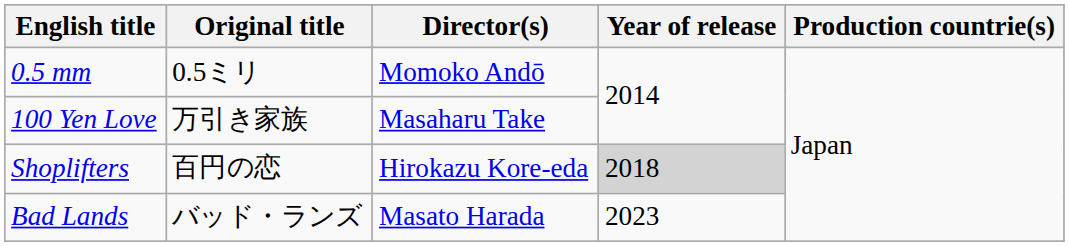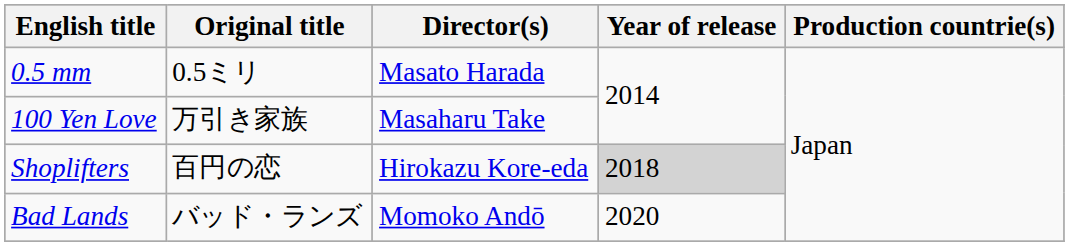(462, 71) Momoko Andō -> (462, 71) Masato Harada
(462, 216) Masato Harada -> (462, 216) Momoko Andō
(632, 216) 2023 -> (632, 216) 2020
